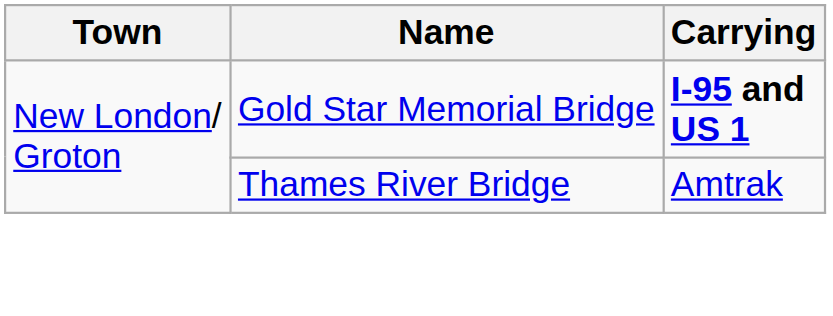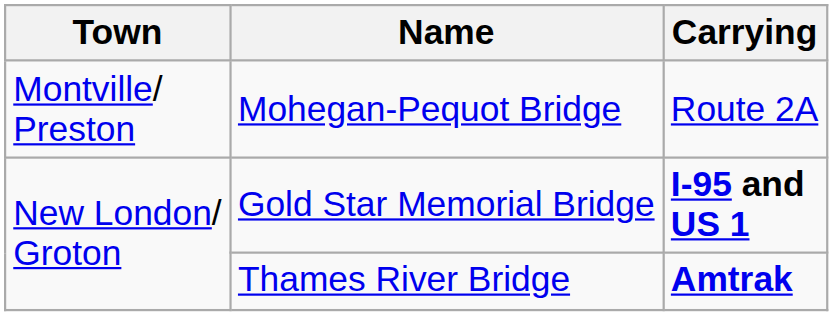+ row: (430, 108)
(727, 184) normal -> (732, 280) bold
